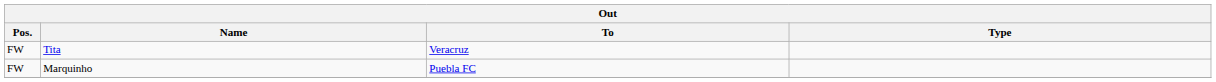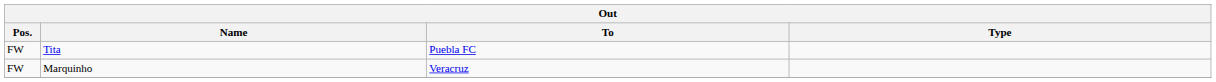(449, 50) Veracruz -> (453, 50) Puebla FC
(453, 68) Puebla FC -> (449, 68) Veracruz
